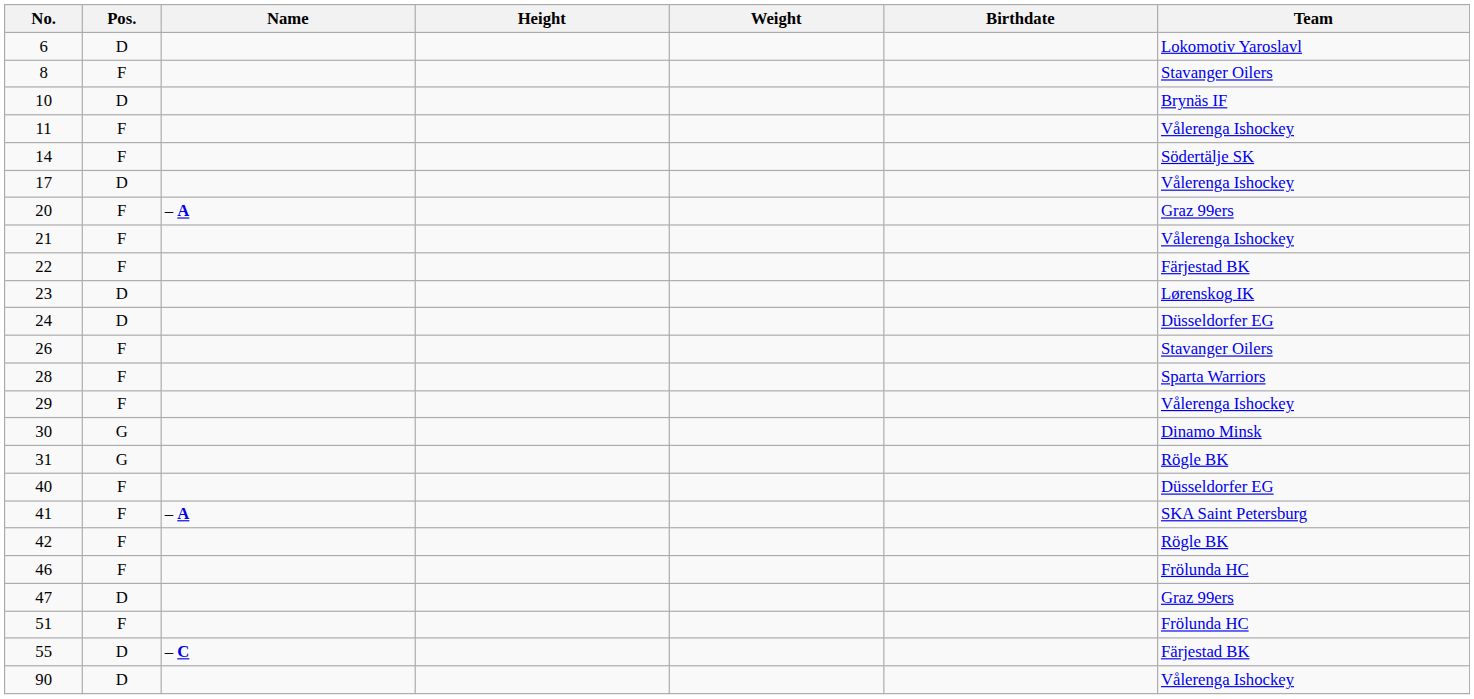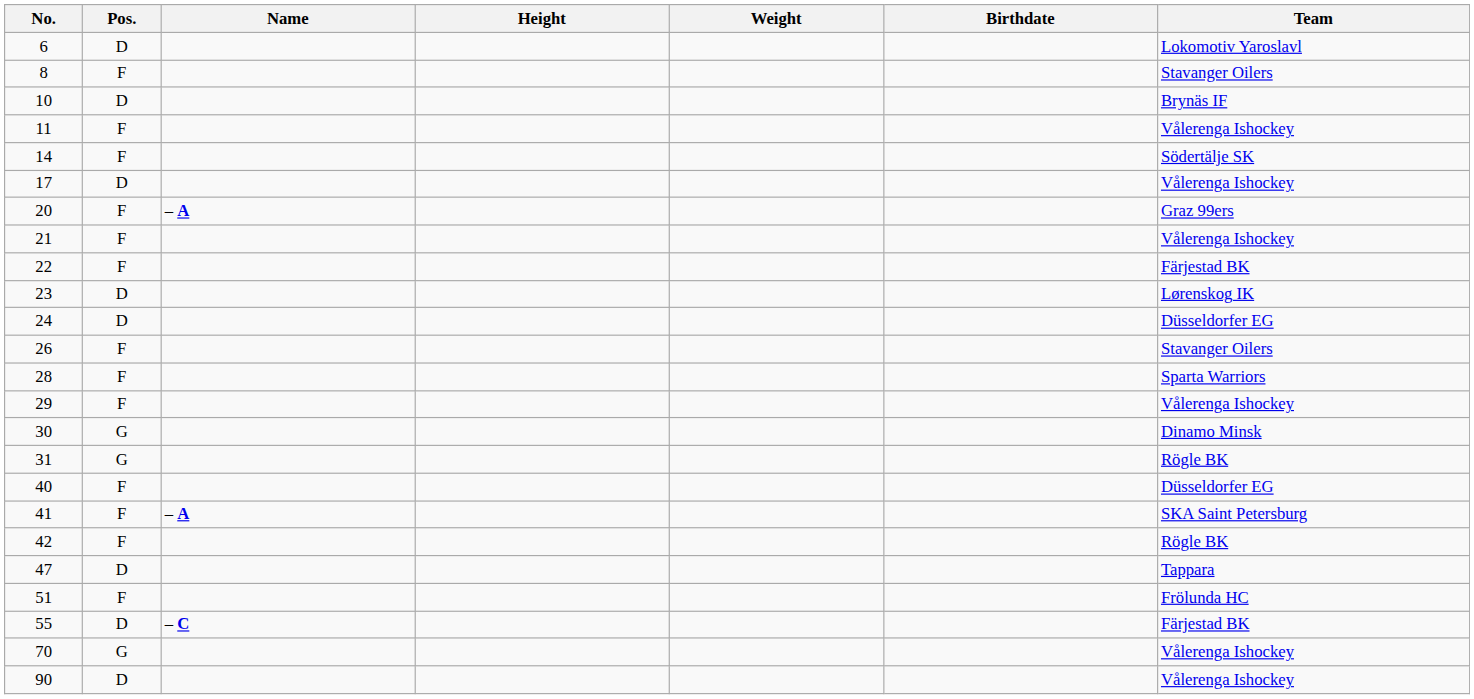- row: (44, 569)
(1197, 597) Graz 99ers -> (1188, 569) Tappara
+ row: (44, 652)
